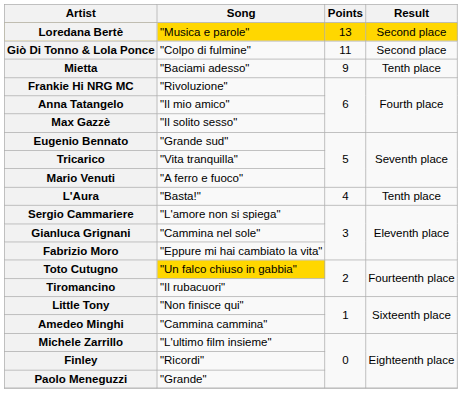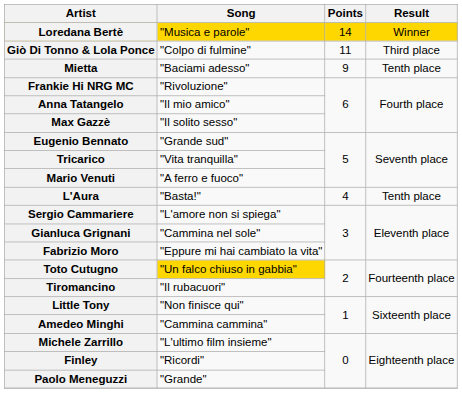(345, 31) 13 -> (345, 31) 14
(411, 31) Second place -> (411, 31) Winner
(411, 50) Second place -> (411, 50) Third place
